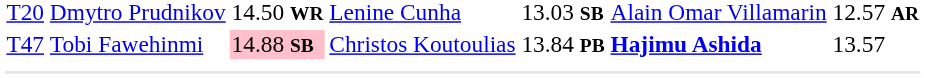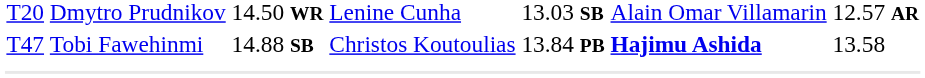(273, 44) pink background -> (273, 44) no background
(859, 44) 13.57 -> (859, 44) 13.58
